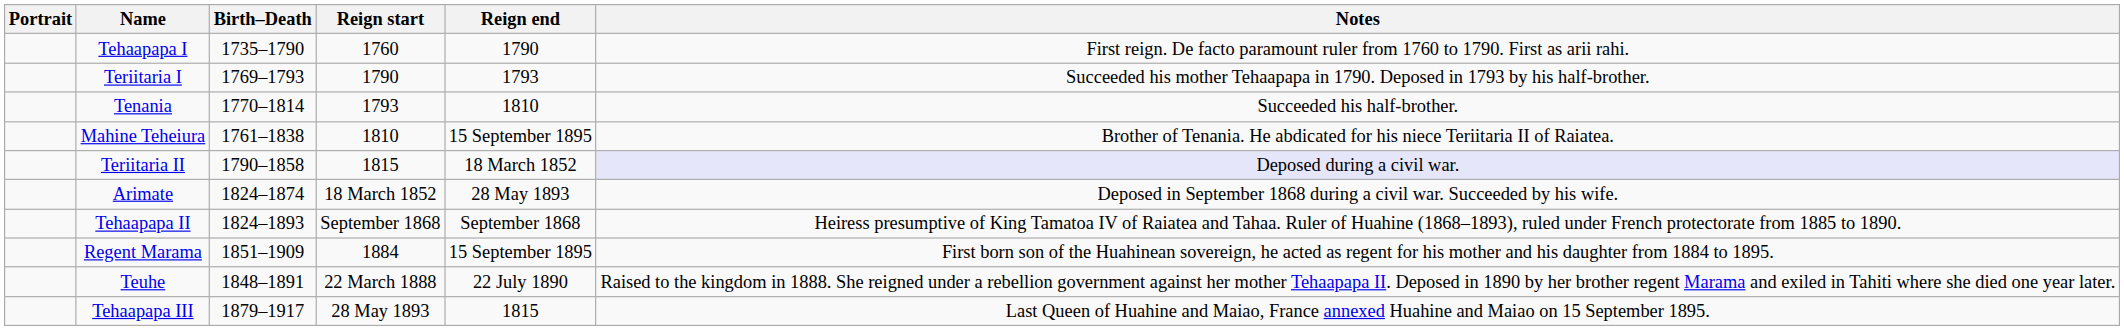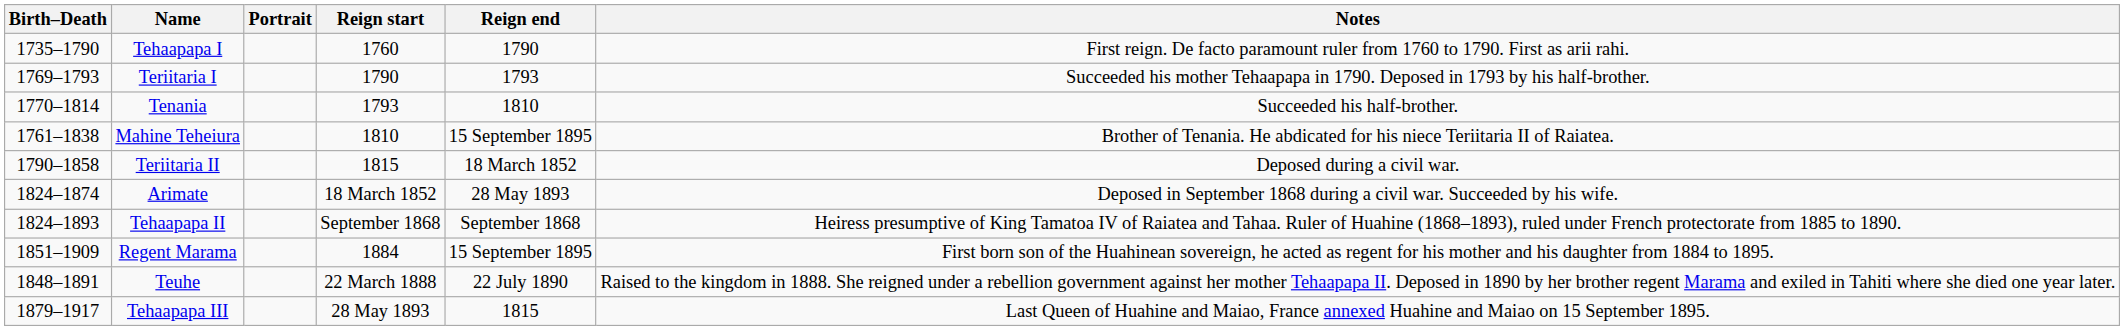columns swapped: (40, 19) <-> (263, 19)
(1358, 164) lavender background -> (1358, 164) no background
